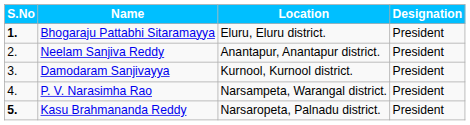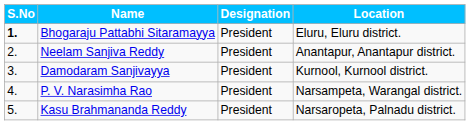columns swapped: (427, 14) <-> (304, 14)
(12, 110) bold -> (12, 110) normal
